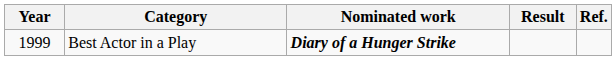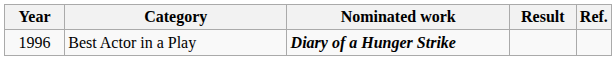(35, 42) 1999 -> (35, 42) 1996
